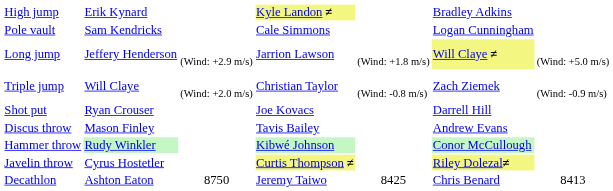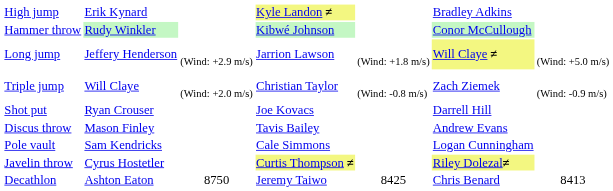rows swapped: (30, 29) <-> (43, 145)
